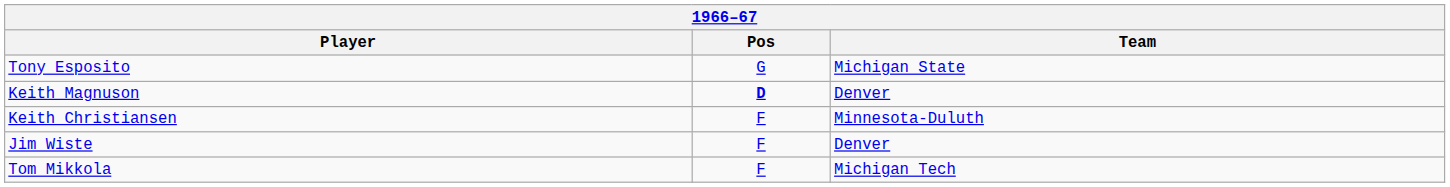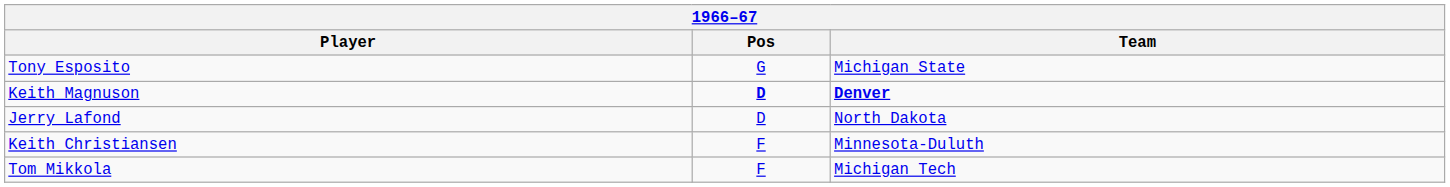(862, 94) normal -> (862, 94) bold
+ row: (64, 119)
- row: (50, 144)
